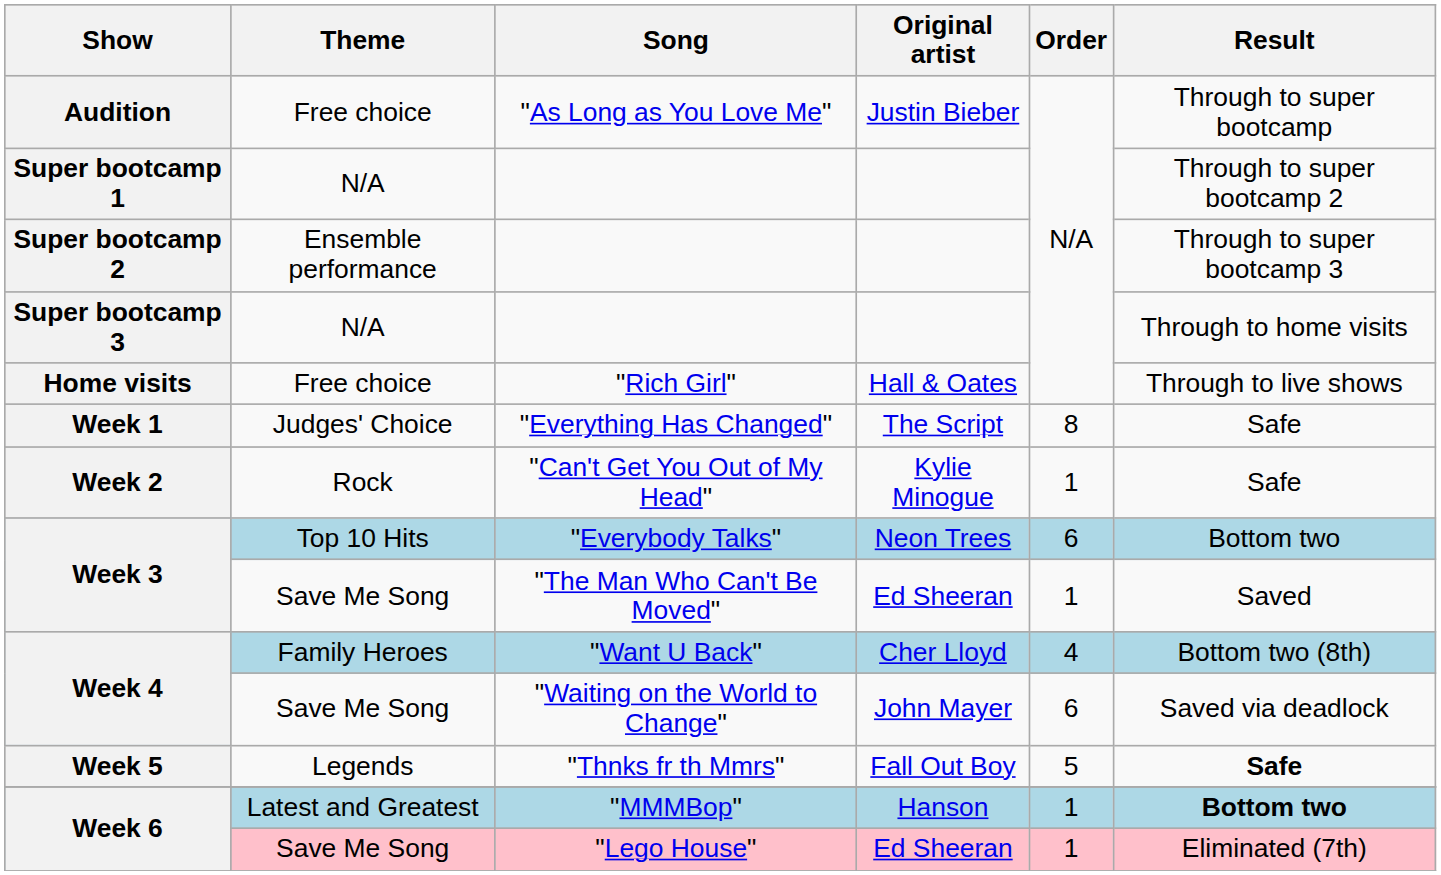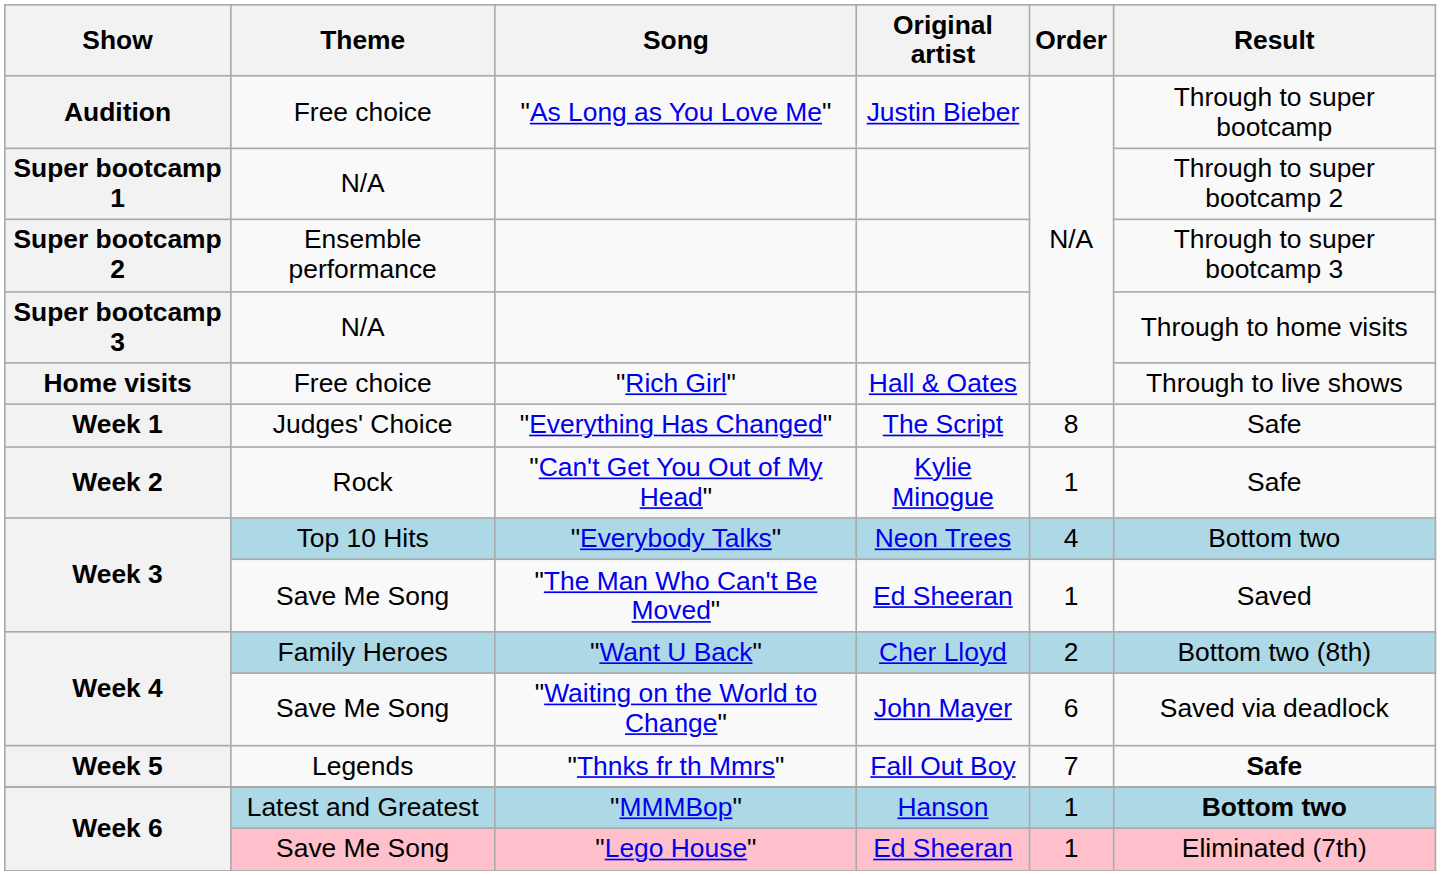(1071, 538) 6 -> (1071, 538) 4
(1071, 652) 4 -> (1071, 652) 2
(1071, 765) 5 -> (1071, 765) 7
